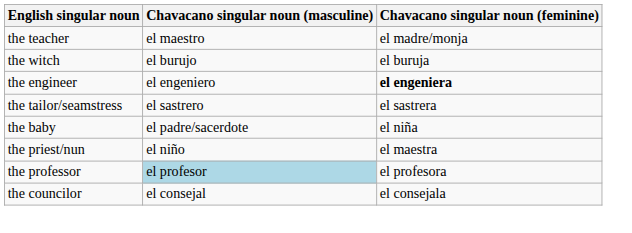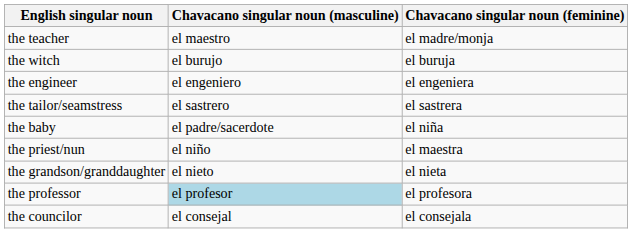(416, 82) bold -> (439, 82) normal
+ row: (86, 171)
